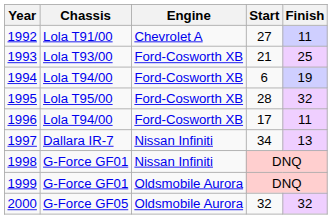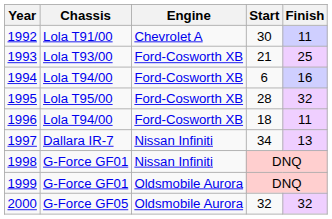(264, 36) 27 -> (264, 36) 30
(305, 78) 19 -> (305, 78) 16
(264, 120) 17 -> (264, 120) 18
